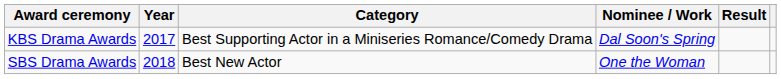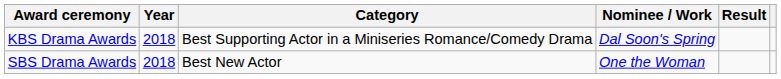(159, 39) 2017 -> (159, 39) 2018
